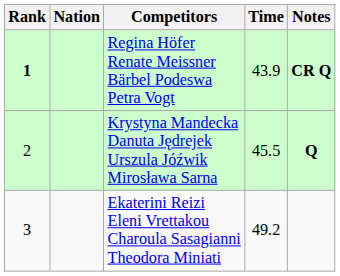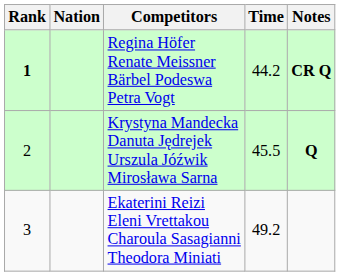(266, 70) 43.9 -> (266, 70) 44.2
